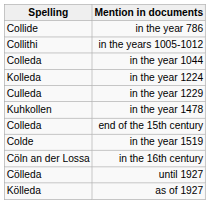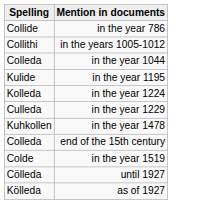+ row: (129, 77)
- row: (161, 158)
